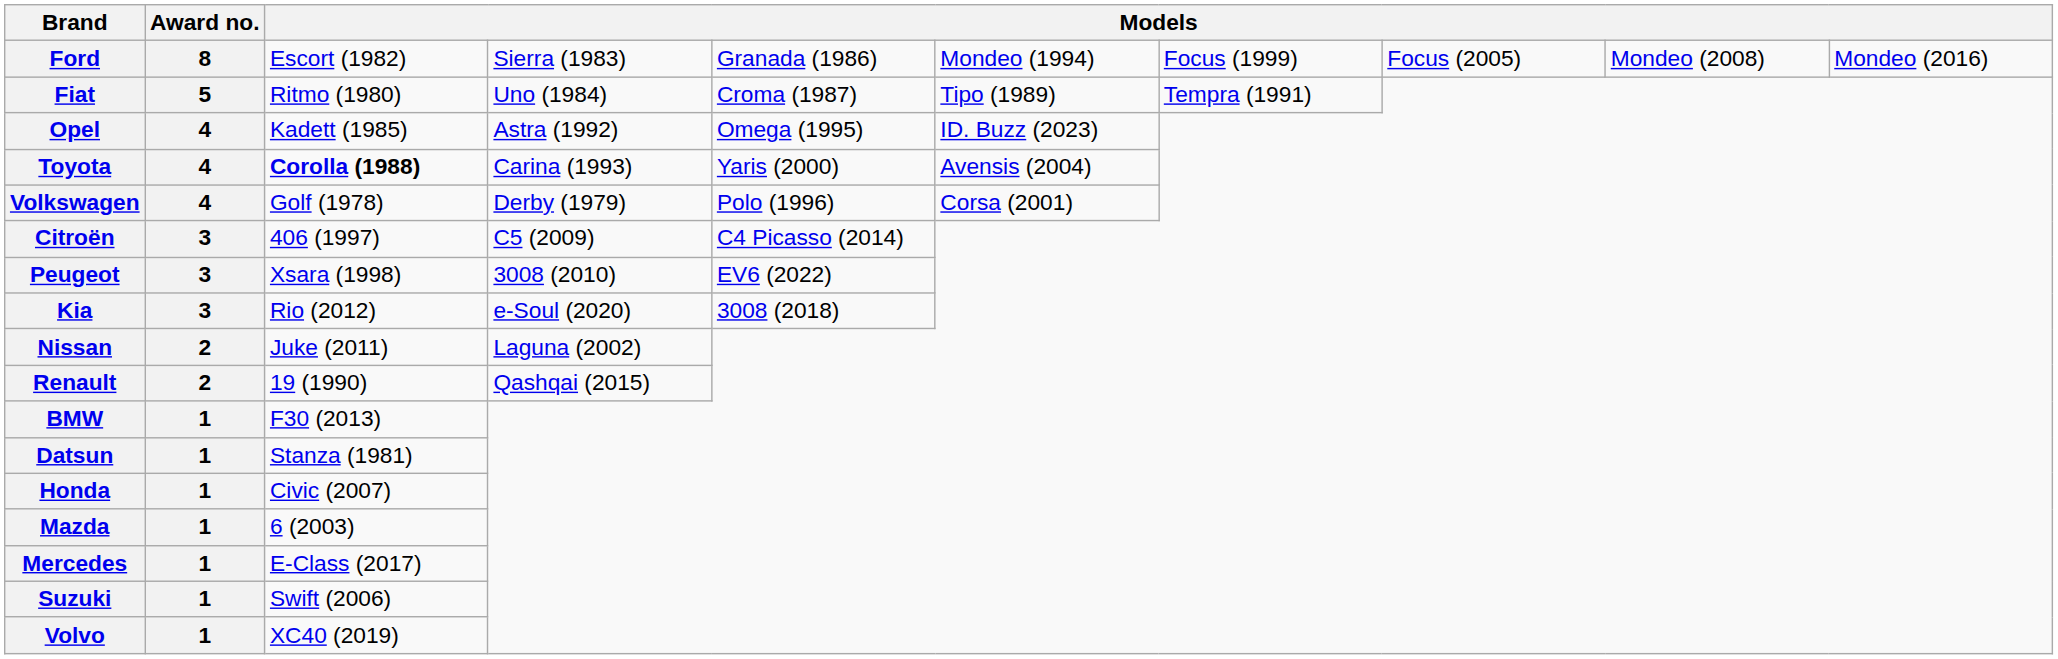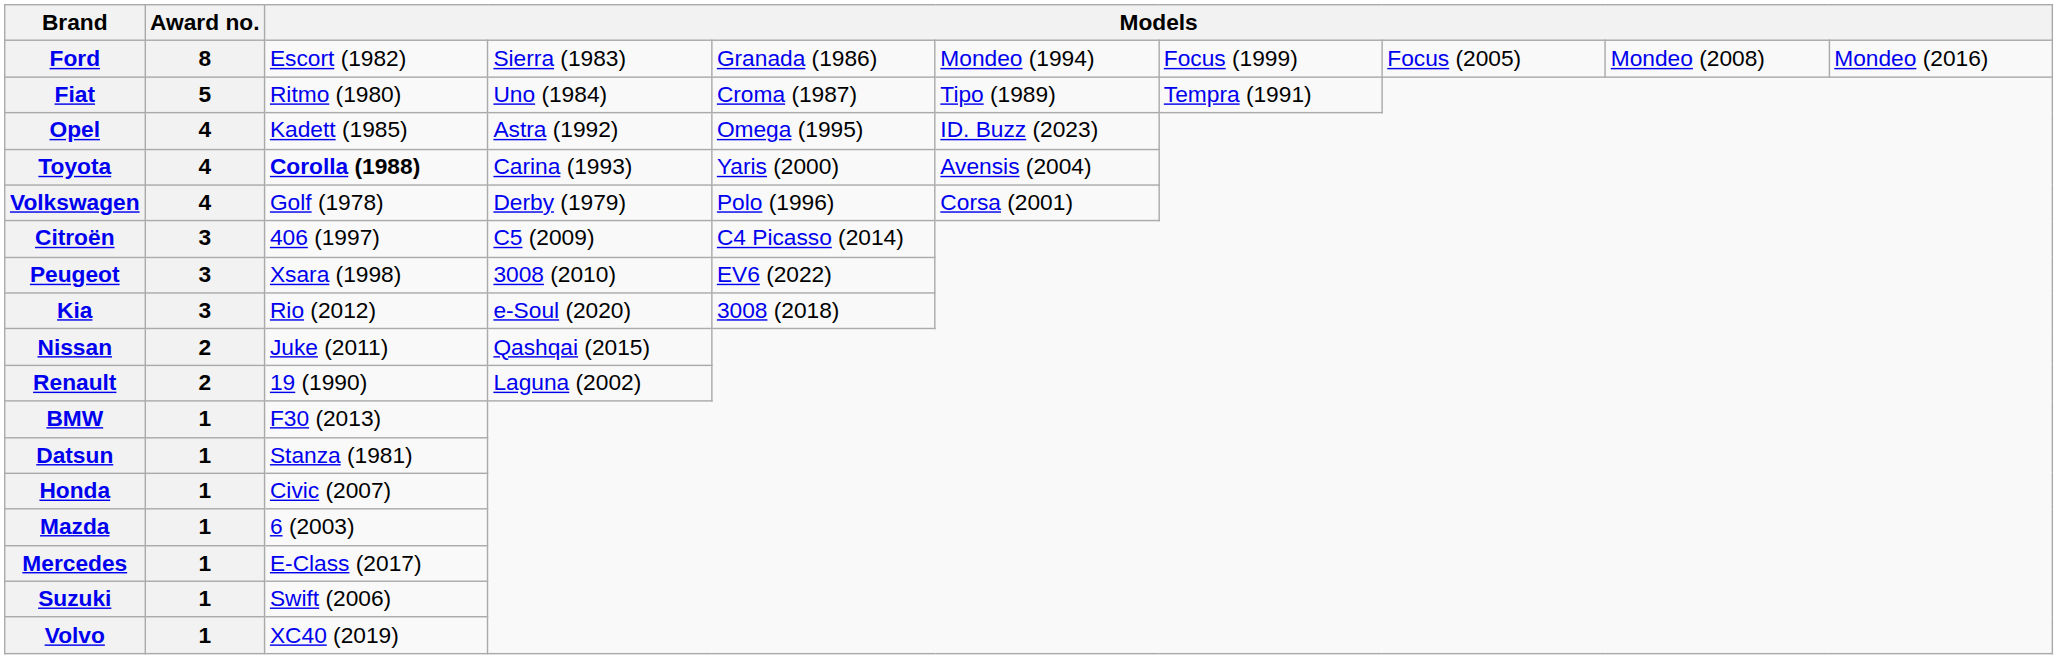(567, 346) Laguna (2002) -> (572, 346) Qashqai (2015)
(572, 382) Qashqai (2015) -> (567, 382) Laguna (2002)
